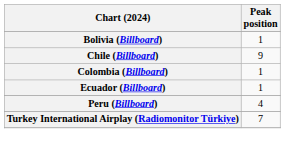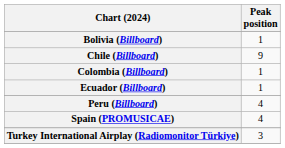+ row: (123, 119)
(261, 119) 7 -> (261, 135) 3
